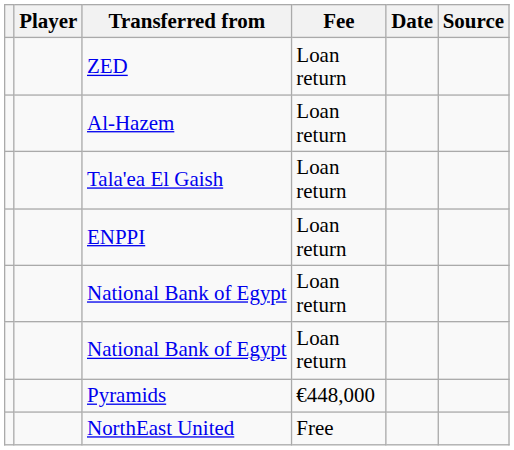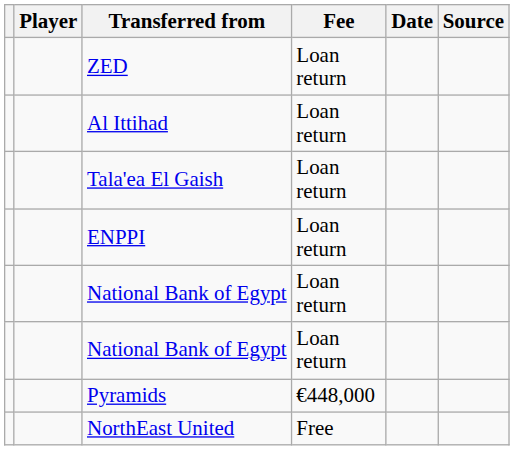- row: (131, 122)
+ row: (127, 122)
